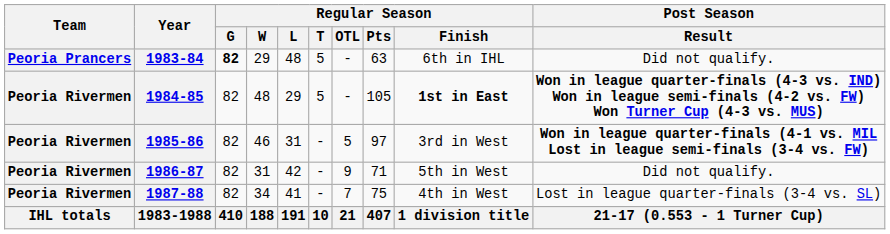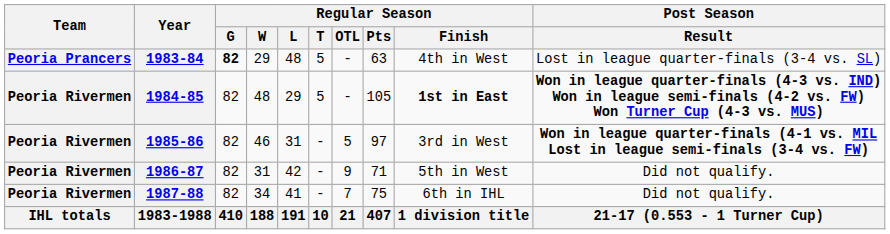(464, 60) 6th in IHL -> (464, 60) 4th in West
(709, 60) Did not qualify. -> (709, 60) Lost in league quarter-finals (3-4 vs. SL)
(464, 195) 4th in West -> (464, 195) 6th in IHL
(709, 195) Lost in league quarter-finals (3-4 vs. SL) -> (709, 195) Did not qualify.
